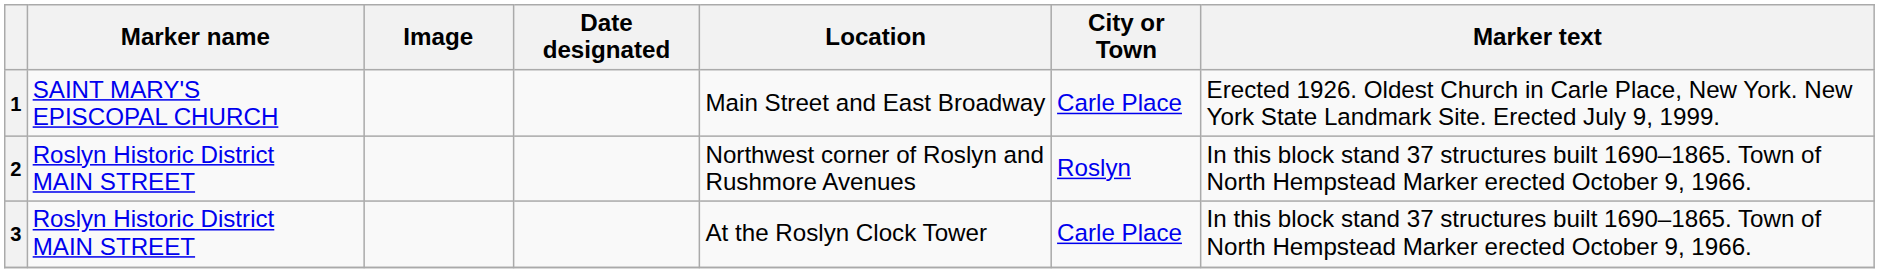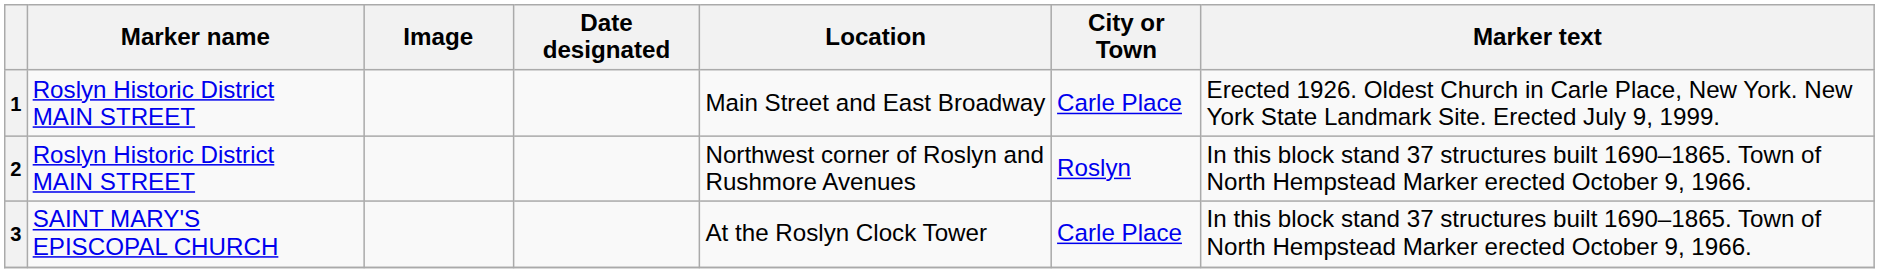(156, 102) SAINT MARY'S EPISCOPAL CHURCH -> (153, 102) Roslyn Historic District MAIN STREET
(153, 233) Roslyn Historic District MAIN STREET -> (156, 233) SAINT MARY'S EPISCOPAL CHURCH
